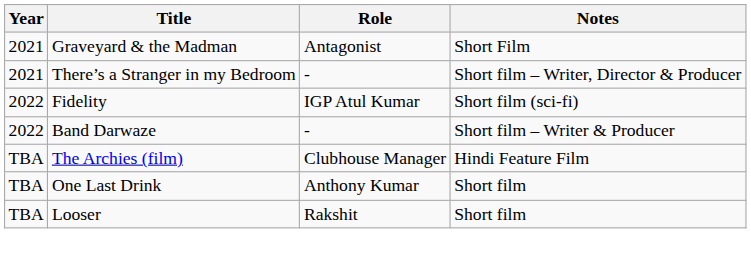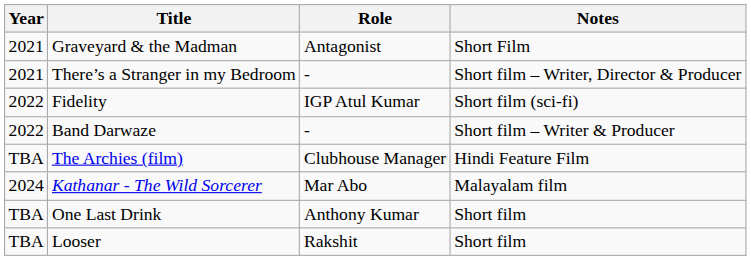+ row: (157, 185)
